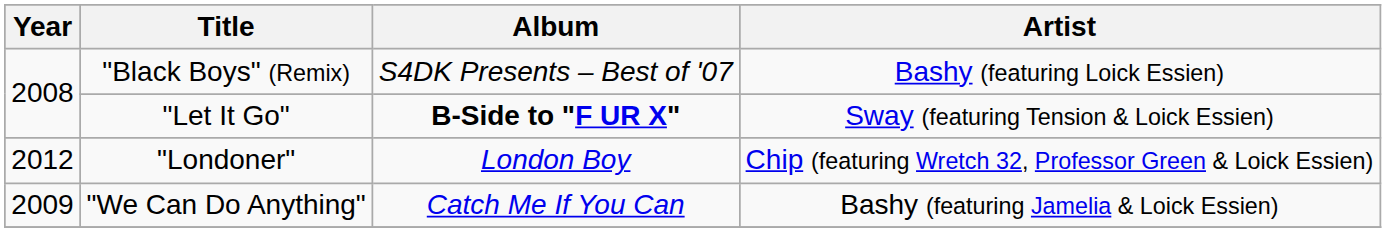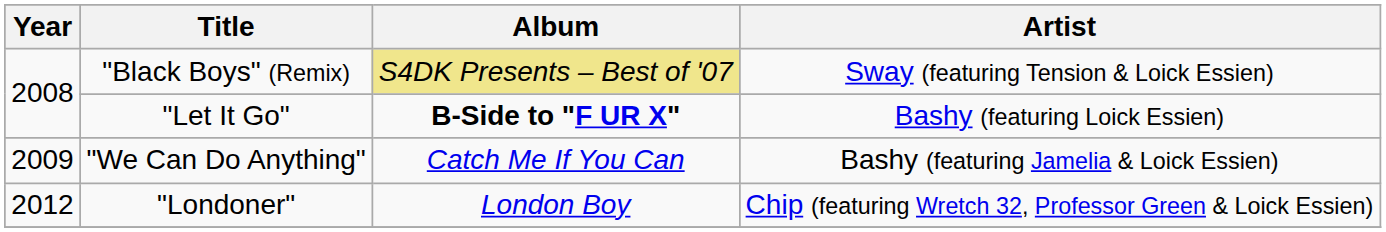(556, 71) no background -> (556, 71) khaki background
(1059, 71) Bashy (featuring Loick Essien) -> (1059, 71) Sway (featuring Tension & Loick Essien)
(1059, 115) Sway (featuring Tension & Loick Essien) -> (1059, 115) Bashy (featuring Loick Essien)
rows swapped: (226, 204) <-> (226, 159)
